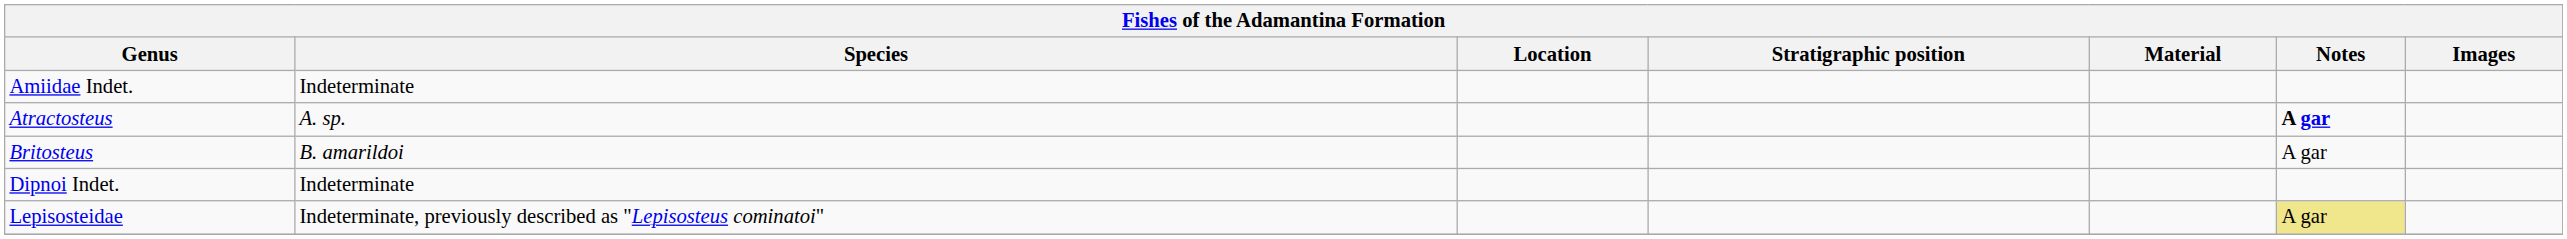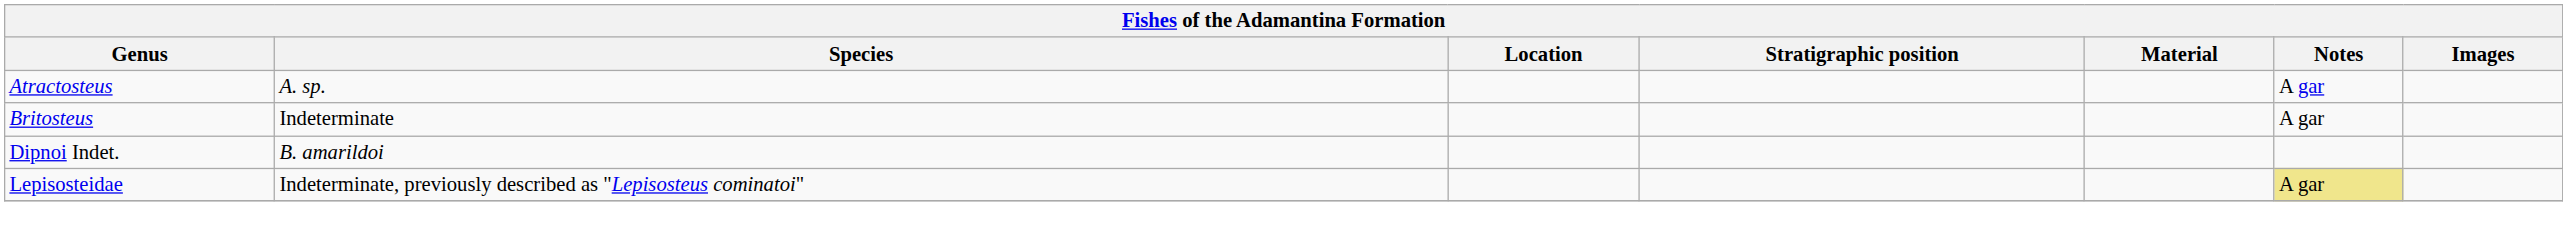- row: (71, 86)
(2306, 119) bold -> (2302, 86) normal
(352, 151) B. amarildoi -> (337, 119) Indeterminate
(357, 184) Indeterminate -> (332, 151) B. amarildoi
